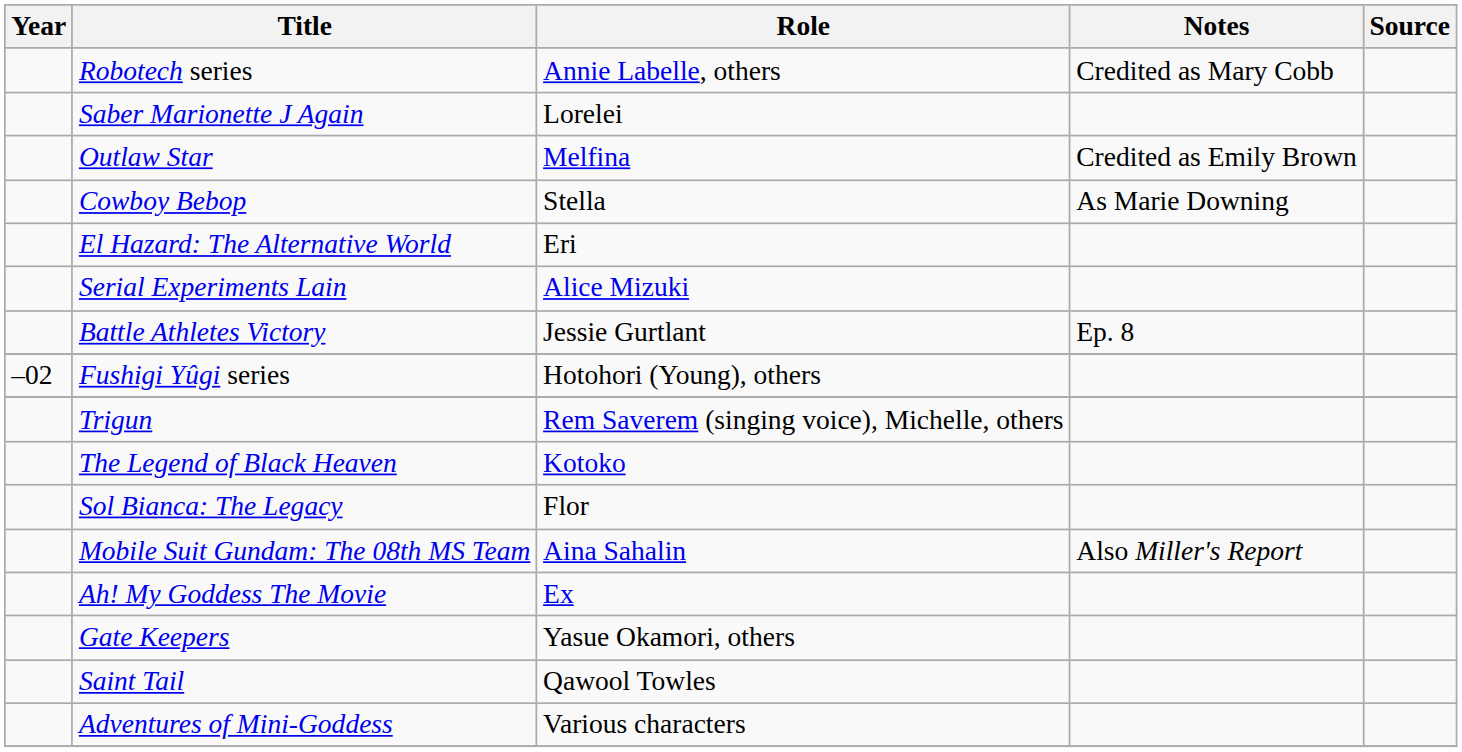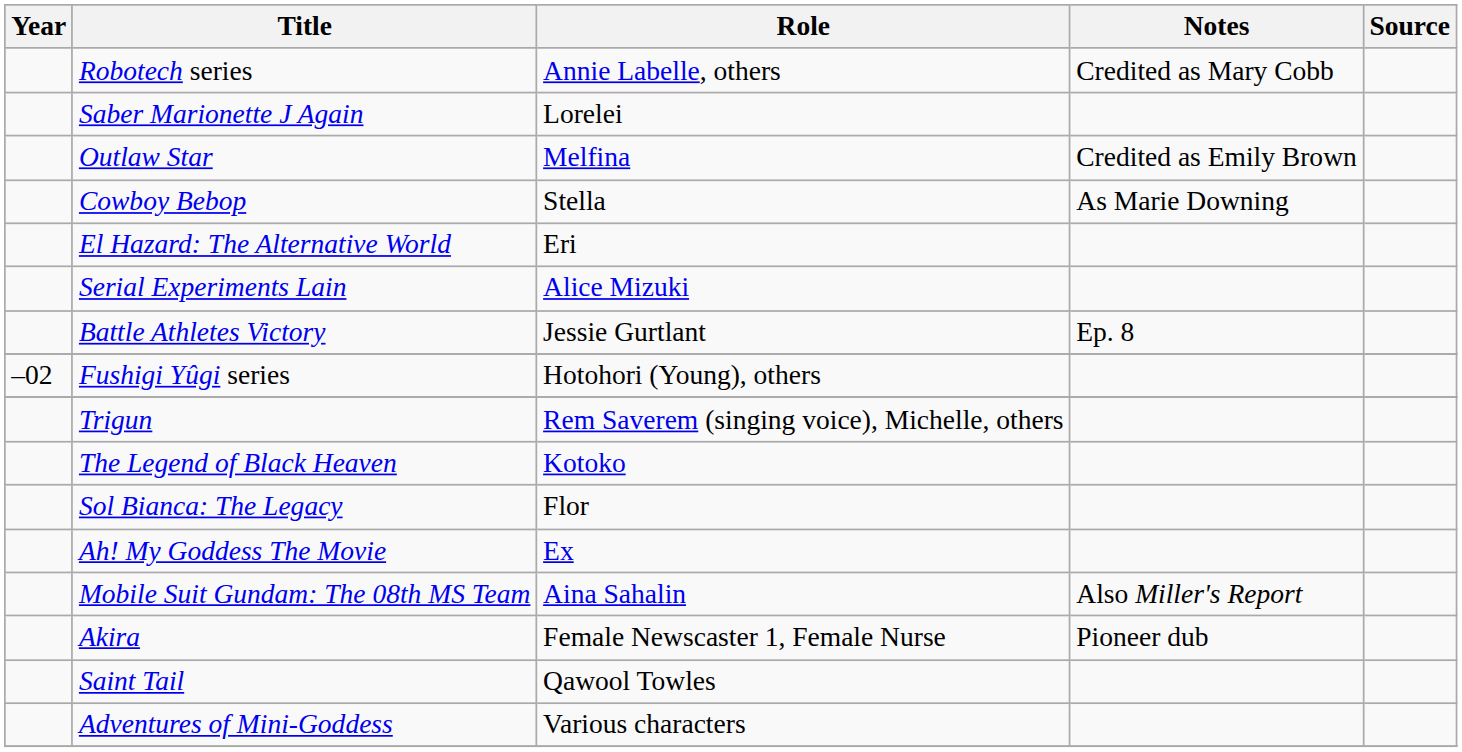rows swapped: (305, 550) <-> (233, 593)
+ row: (109, 637)
- row: (154, 637)
